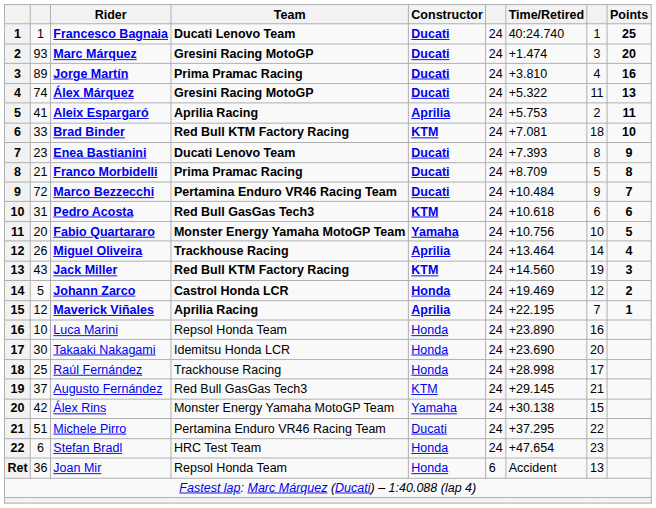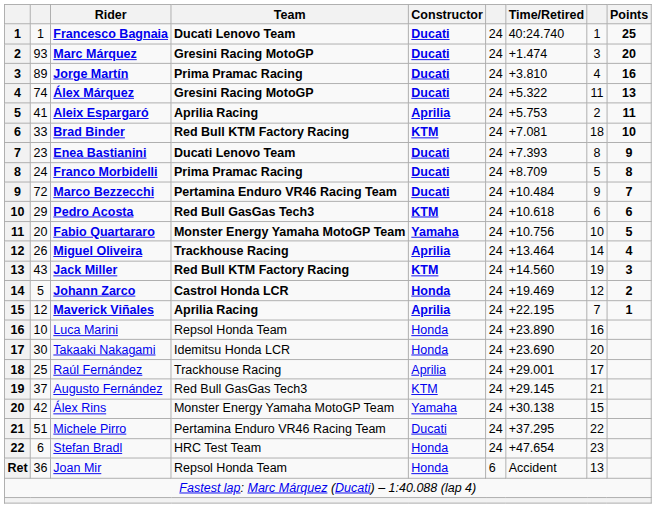(40, 172) 21 -> (40, 172) 24
(40, 211) 31 -> (40, 211) 29
(430, 369) Honda -> (429, 369) Aprilia
(531, 369) +28.998 -> (531, 369) +29.001
